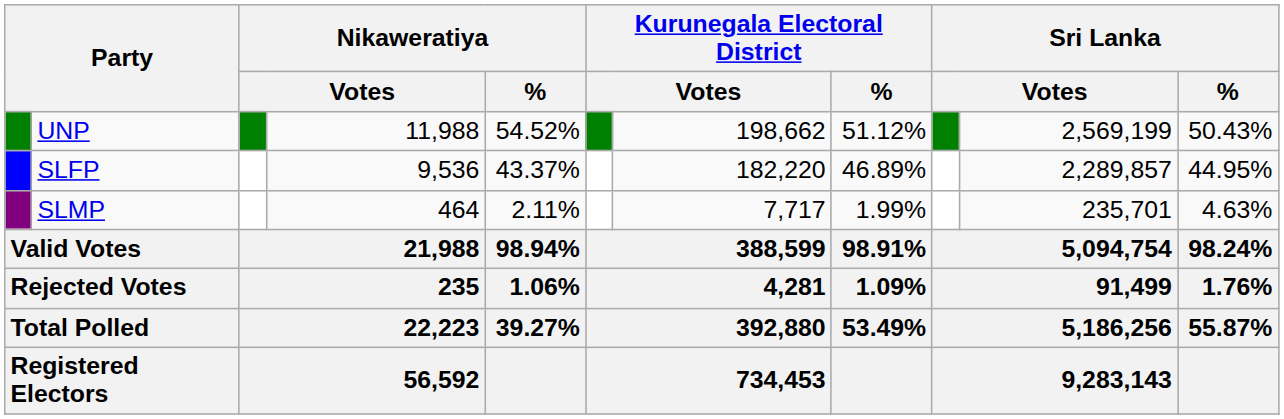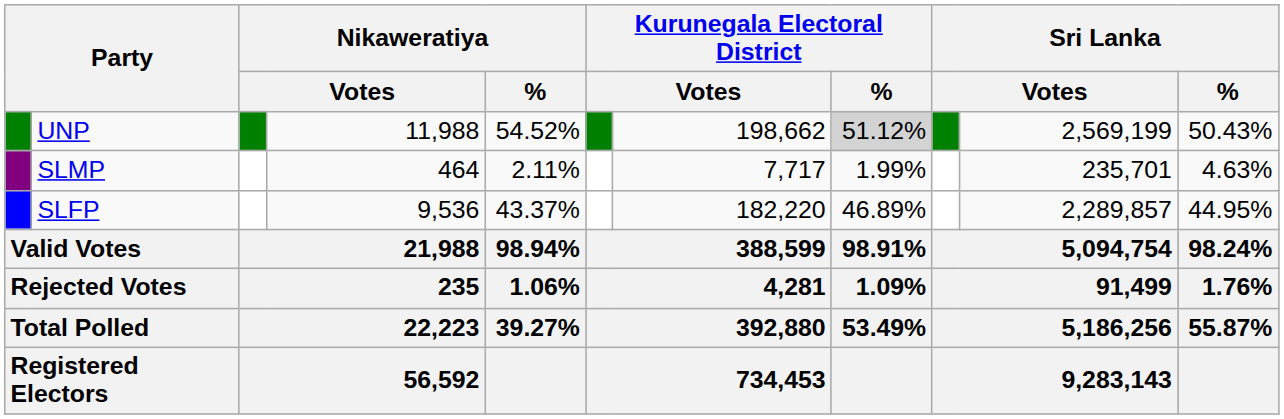(884, 130) no background -> (884, 130) lightgrey background
rows swapped: (68, 170) <-> (71, 209)
